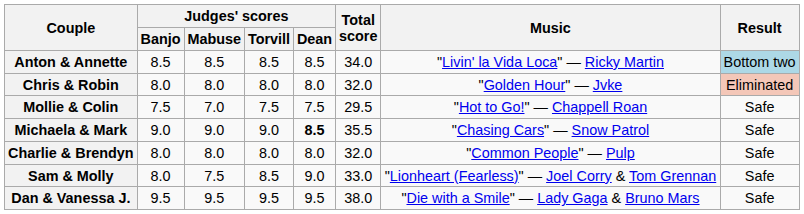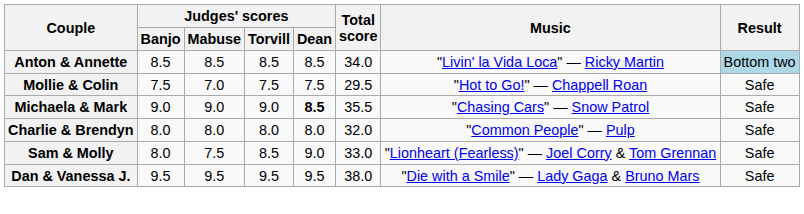- row: (71, 85)
